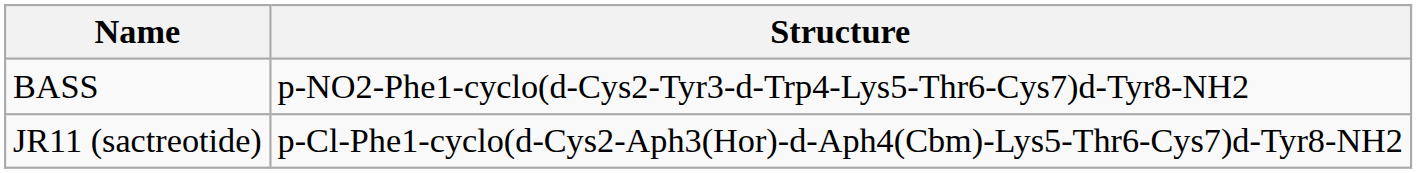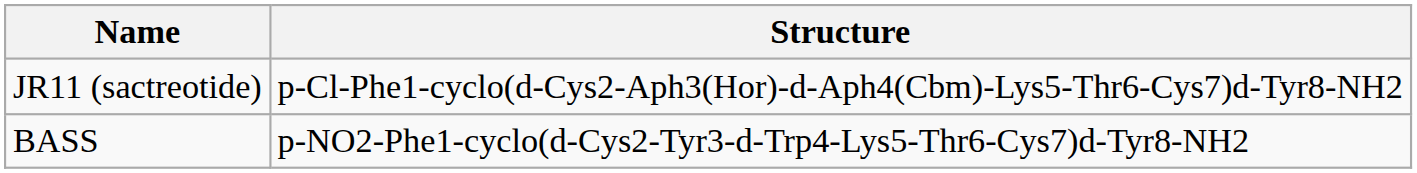rows swapped: (137, 140) <-> (56, 85)
